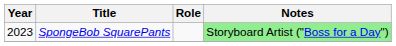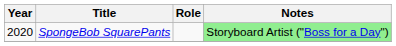(20, 32) 2023 -> (20, 32) 2020
